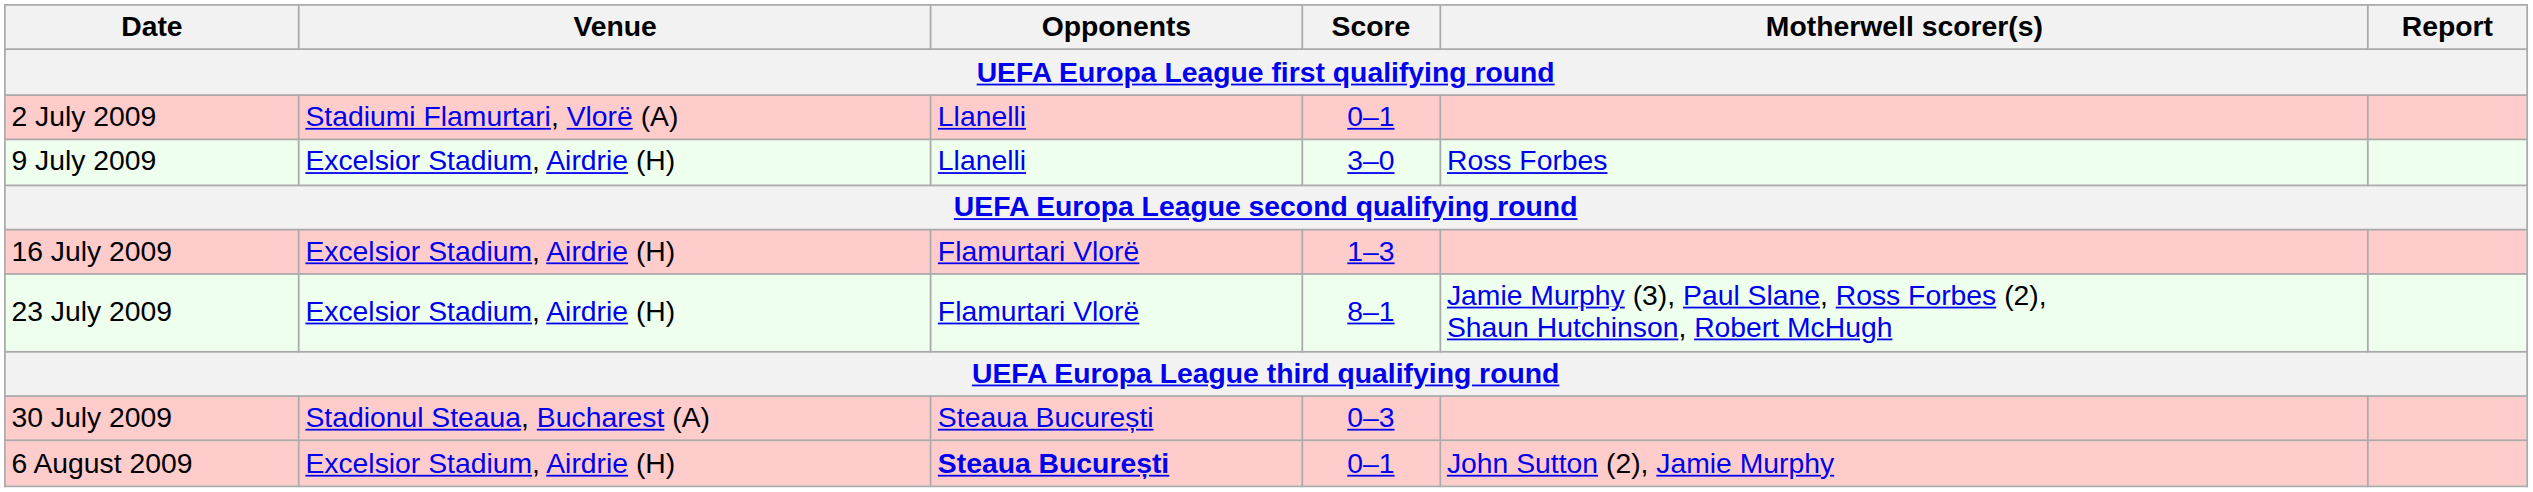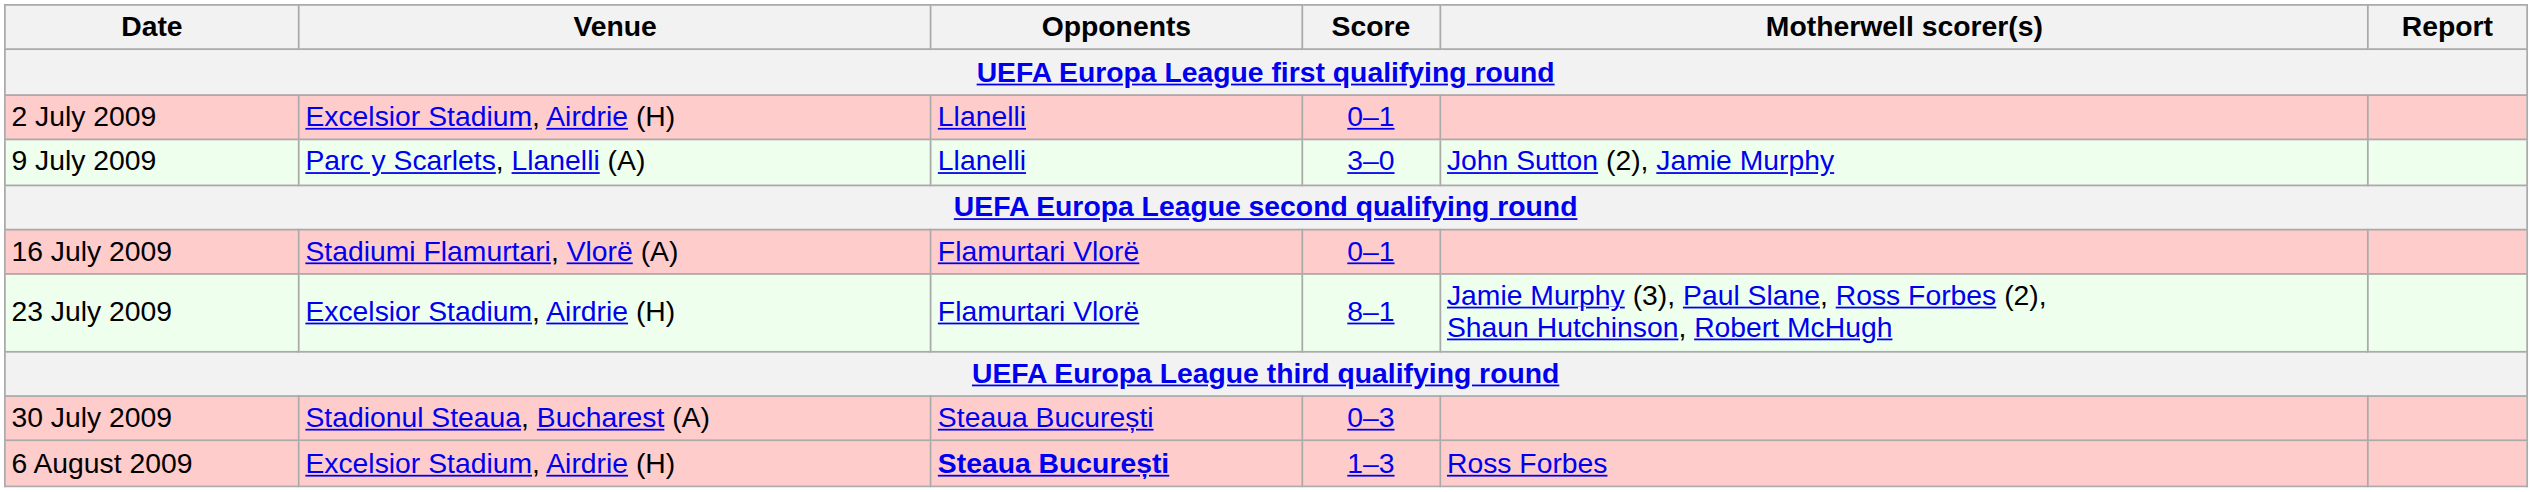(492, 116) Stadiumi Flamurtari, Vlorë (A) -> (490, 116) Excelsior Stadium, Airdrie (H)
(490, 161) Excelsior Stadium, Airdrie (H) -> (475, 161) Parc y Scarlets, Llanelli (A)
(1527, 161) Ross Forbes -> (1641, 161) John Sutton (2), Jamie Murphy
(490, 251) Excelsior Stadium, Airdrie (H) -> (492, 251) Stadiumi Flamurtari, Vlorë (A)
(1371, 251) 1–3 -> (1371, 251) 0–1
(1371, 463) 0–1 -> (1371, 463) 1–3
(1641, 463) John Sutton (2), Jamie Murphy -> (1527, 463) Ross Forbes
